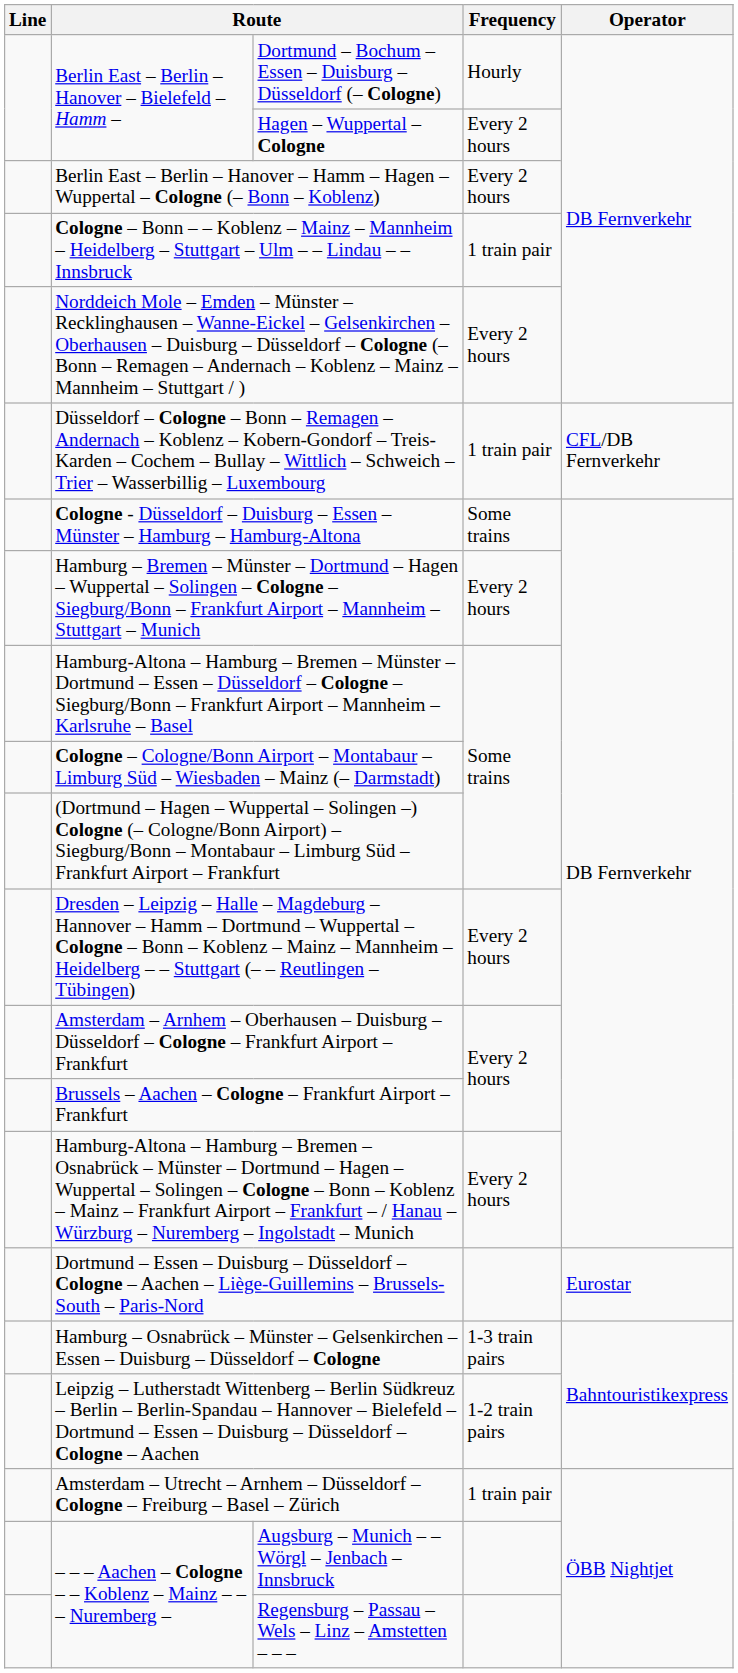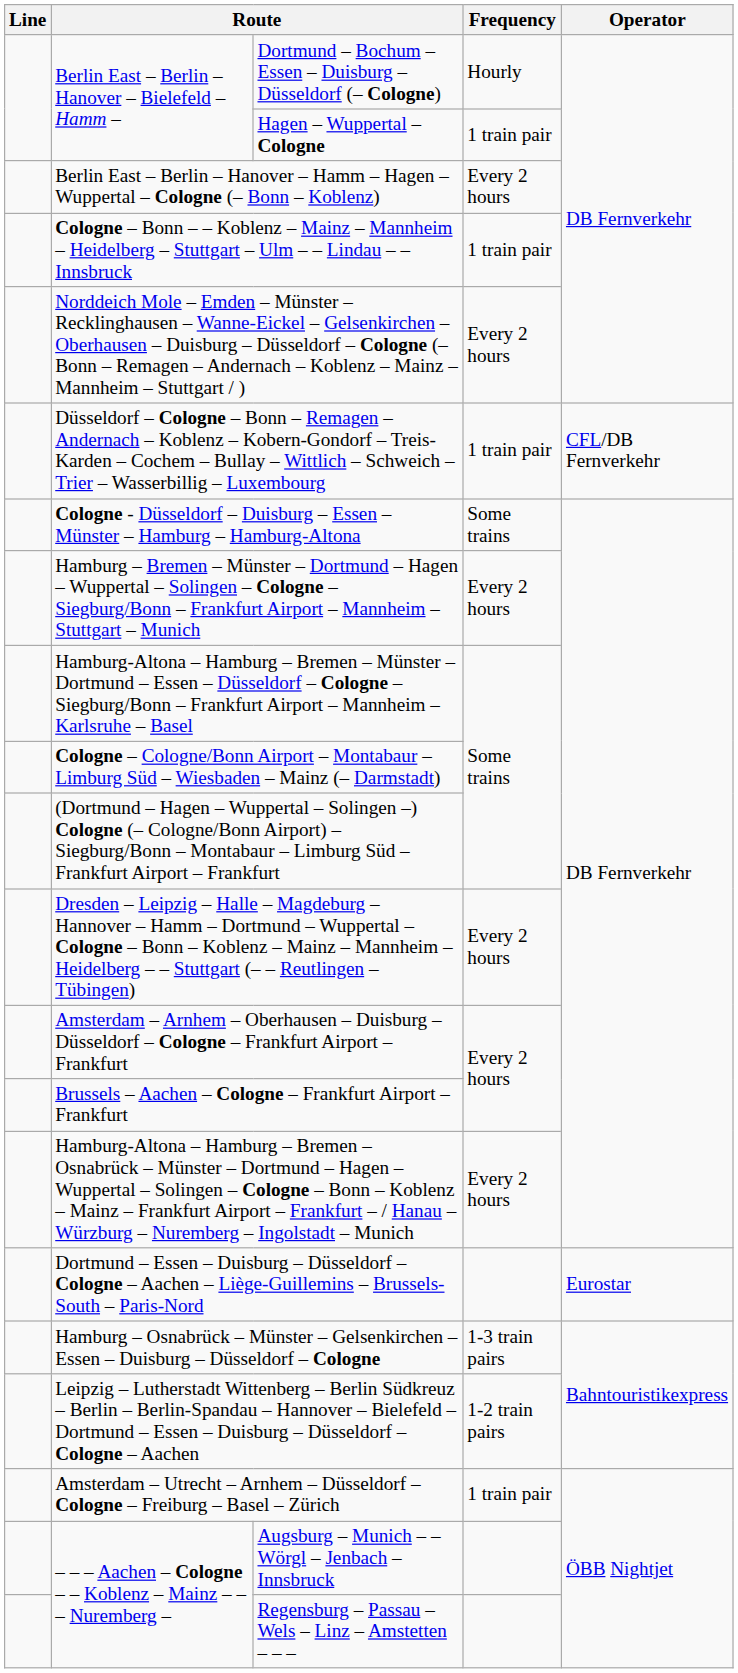(497, 134) Every 2 hours -> (509, 134) 1 train pair
